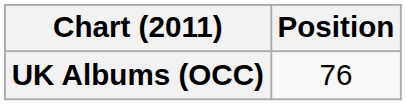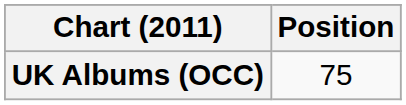(336, 74) 76 -> (336, 74) 75
